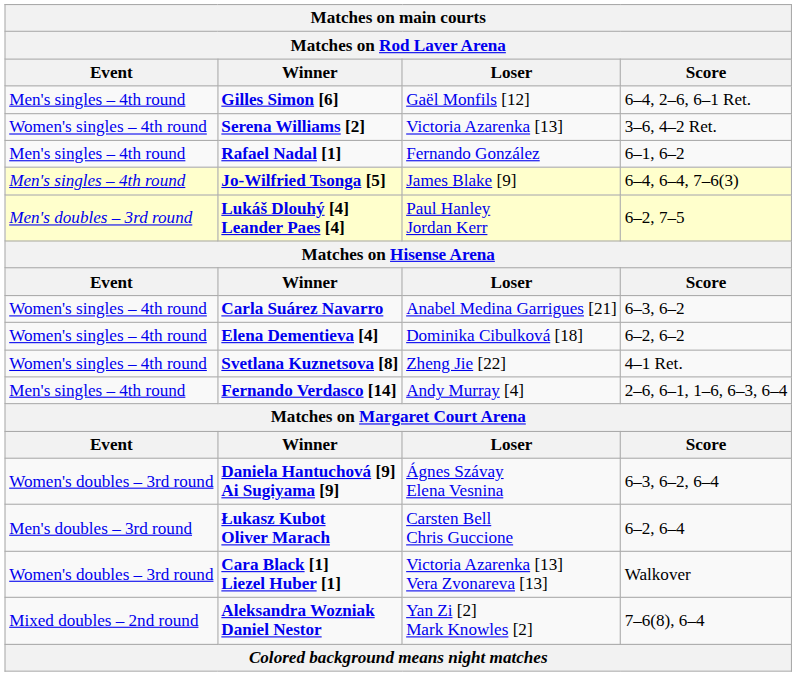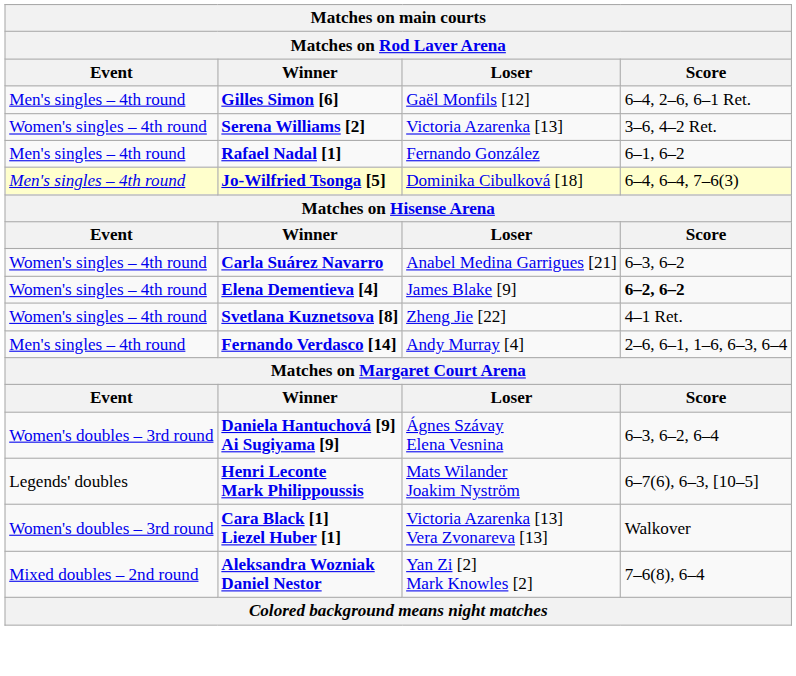(461, 180) James Blake [9] -> (495, 180) Dominika Cibulková [18]
- row: (285, 217)
(495, 335) Dominika Cibulková [18] -> (461, 289) James Blake [9]
(655, 335) normal -> (655, 289) bold
+ row: (292, 481)
- row: (276, 527)
